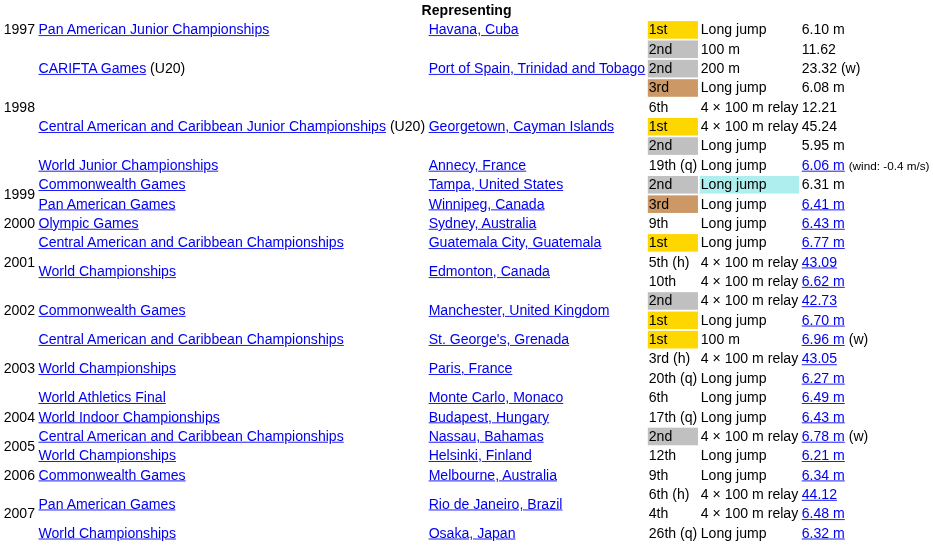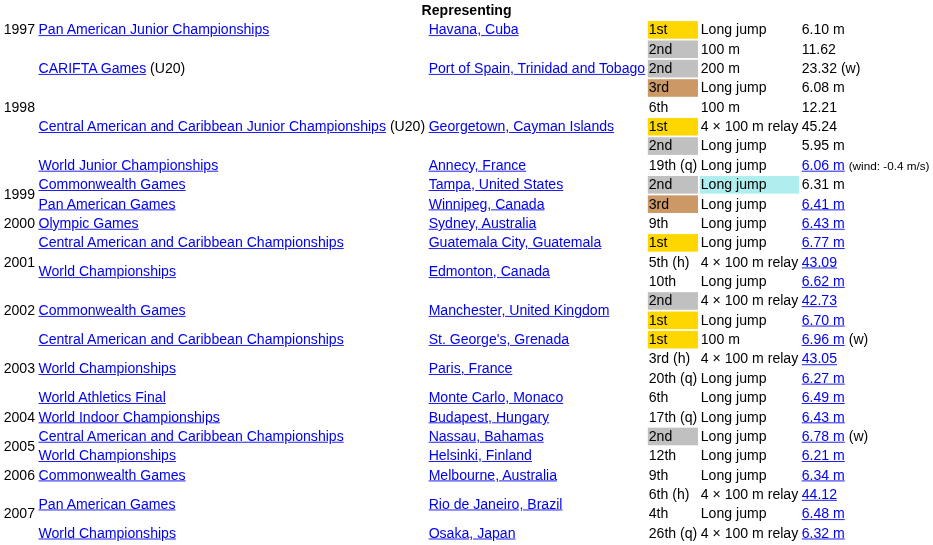(749, 107) 4 × 100 m relay -> (720, 107) 100 m
(749, 281) 4 × 100 m relay -> (734, 281) Long jump
(749, 436) 4 × 100 m relay -> (734, 436) Long jump
(749, 513) 4 × 100 m relay -> (734, 513) Long jump
(734, 533) Long jump -> (749, 533) 4 × 100 m relay
